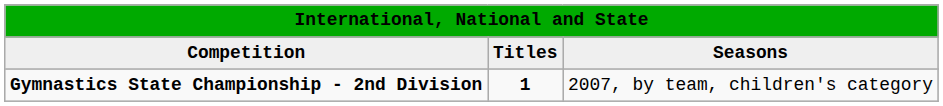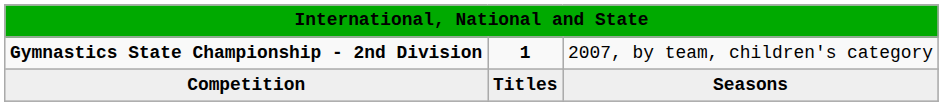rows swapped: (246, 53) <-> (246, 85)
